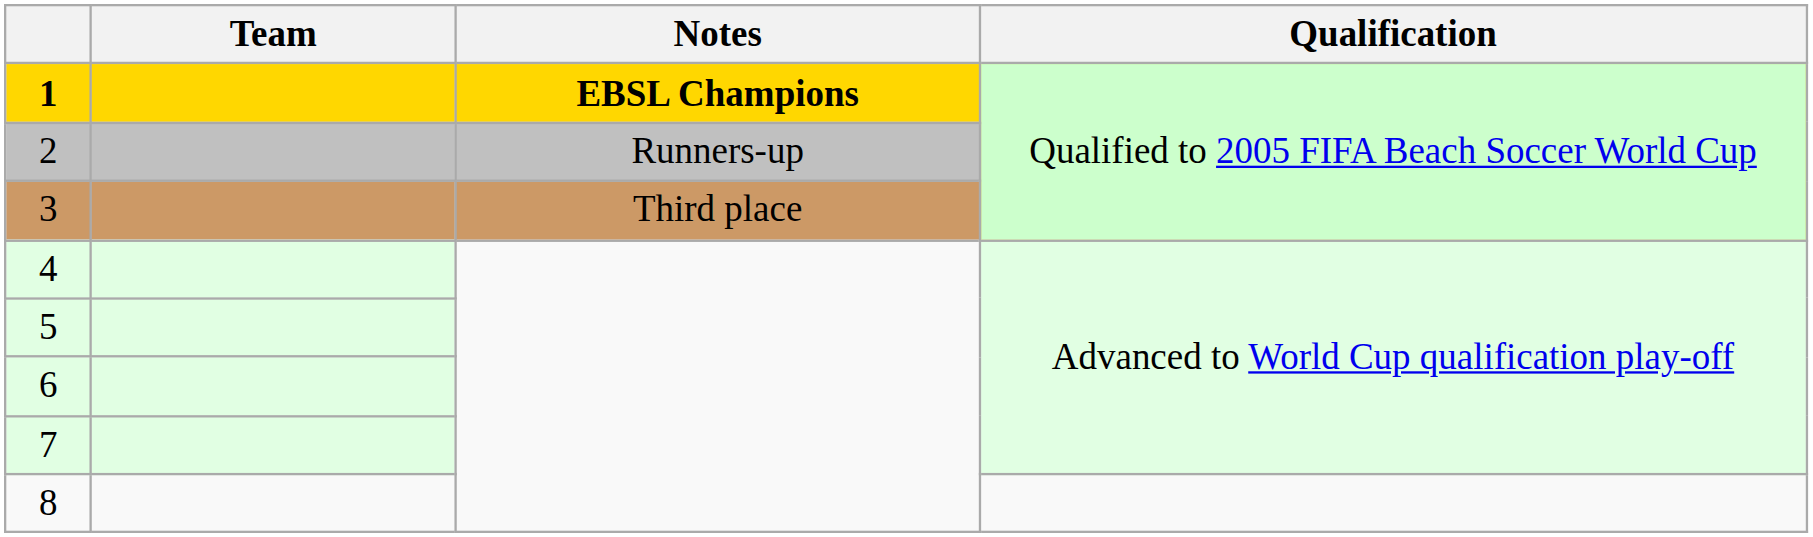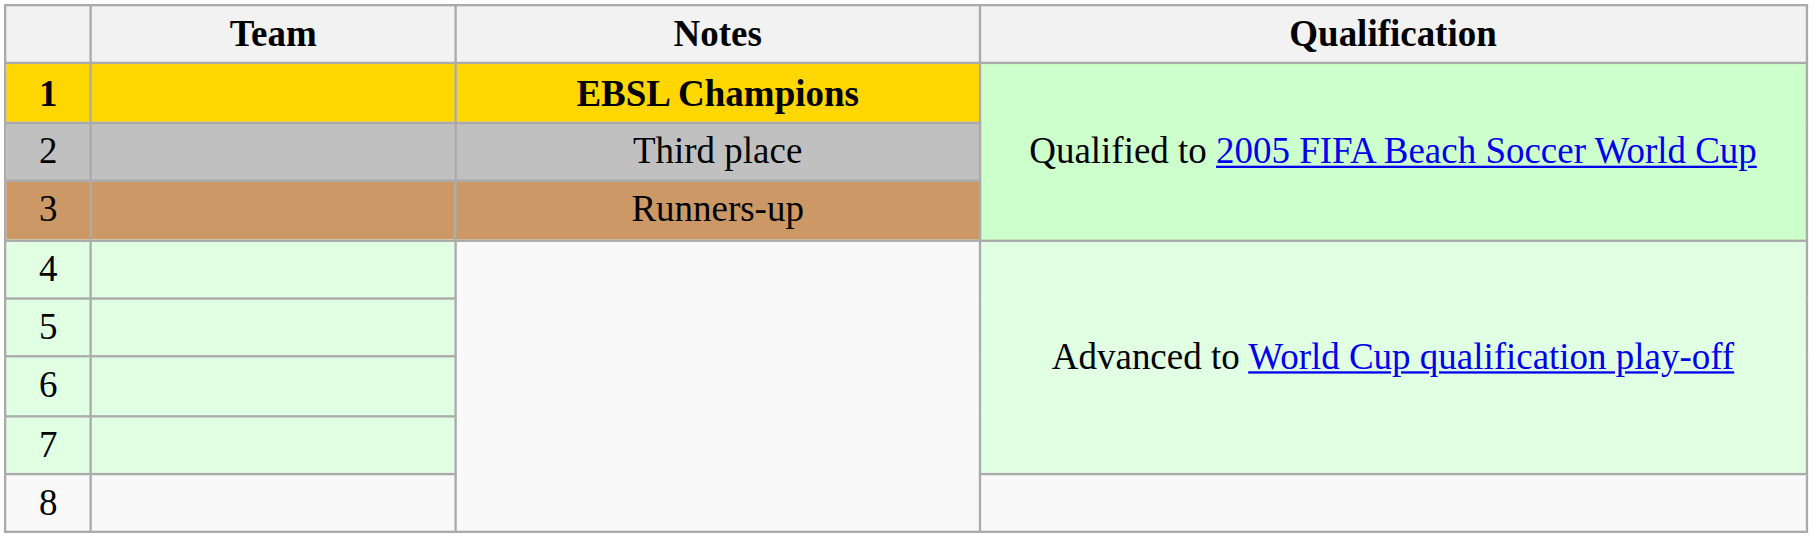(718, 151) Runners-up -> (718, 151) Third place
(718, 209) Third place -> (718, 209) Runners-up
